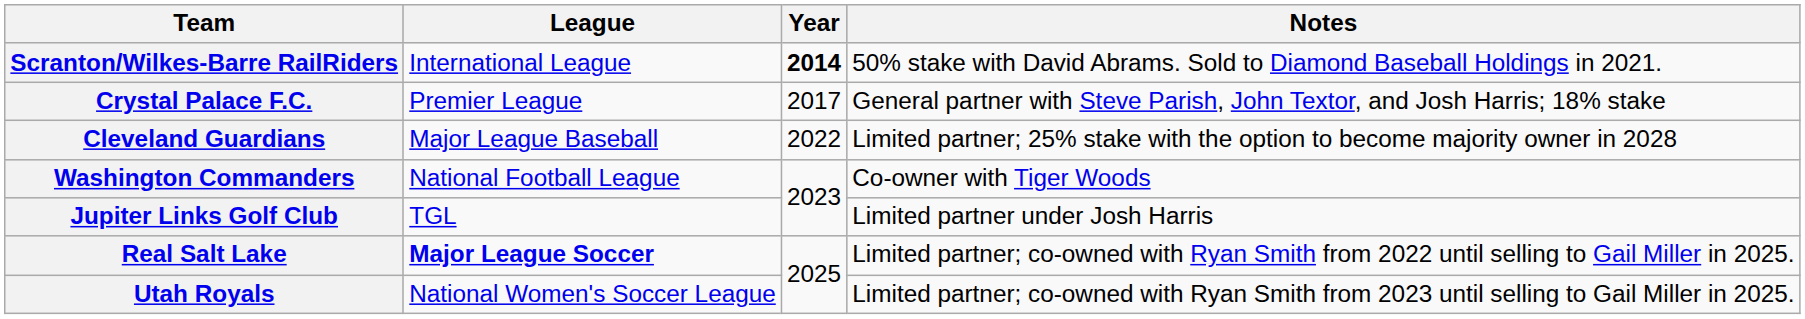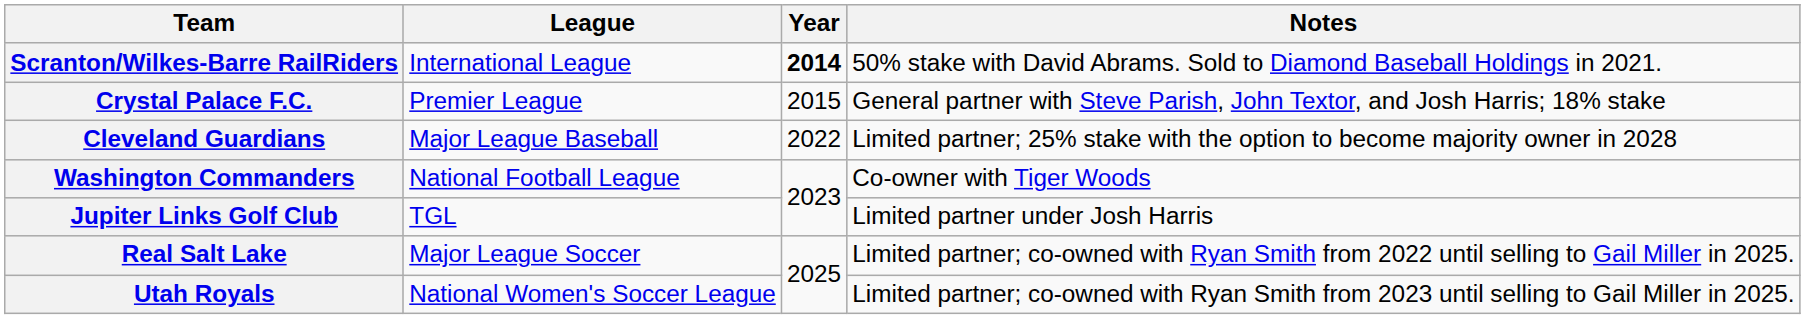(814, 100) 2017 -> (814, 100) 2015
(532, 255) bold -> (525, 255) normal
